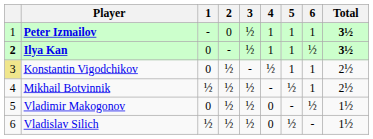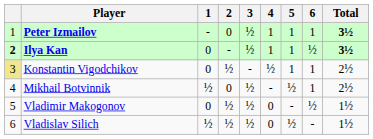(229, 87) ½ -> (229, 87) 0
